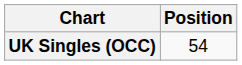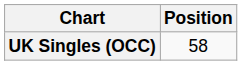(198, 45) 54 -> (198, 45) 58
